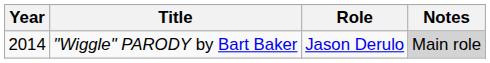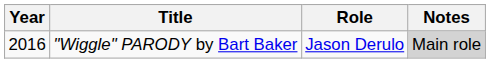(27, 44) 2014 -> (27, 44) 2016
